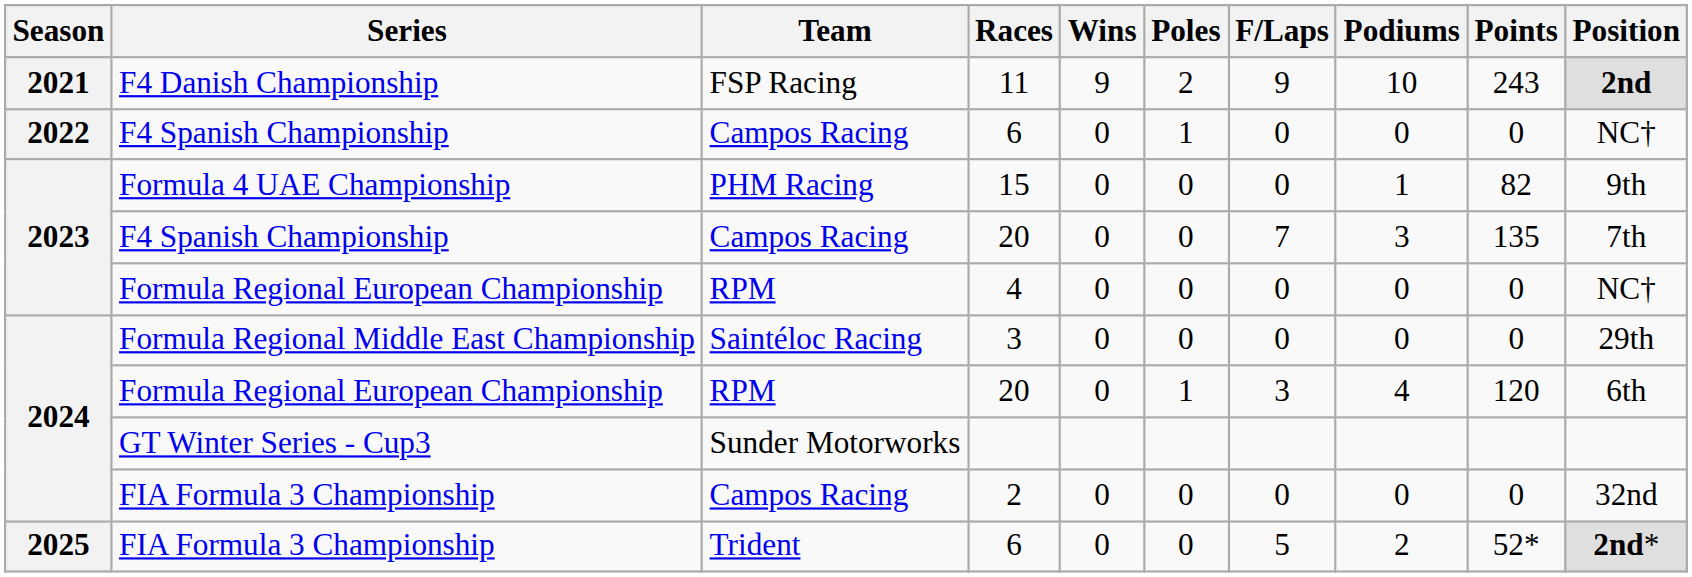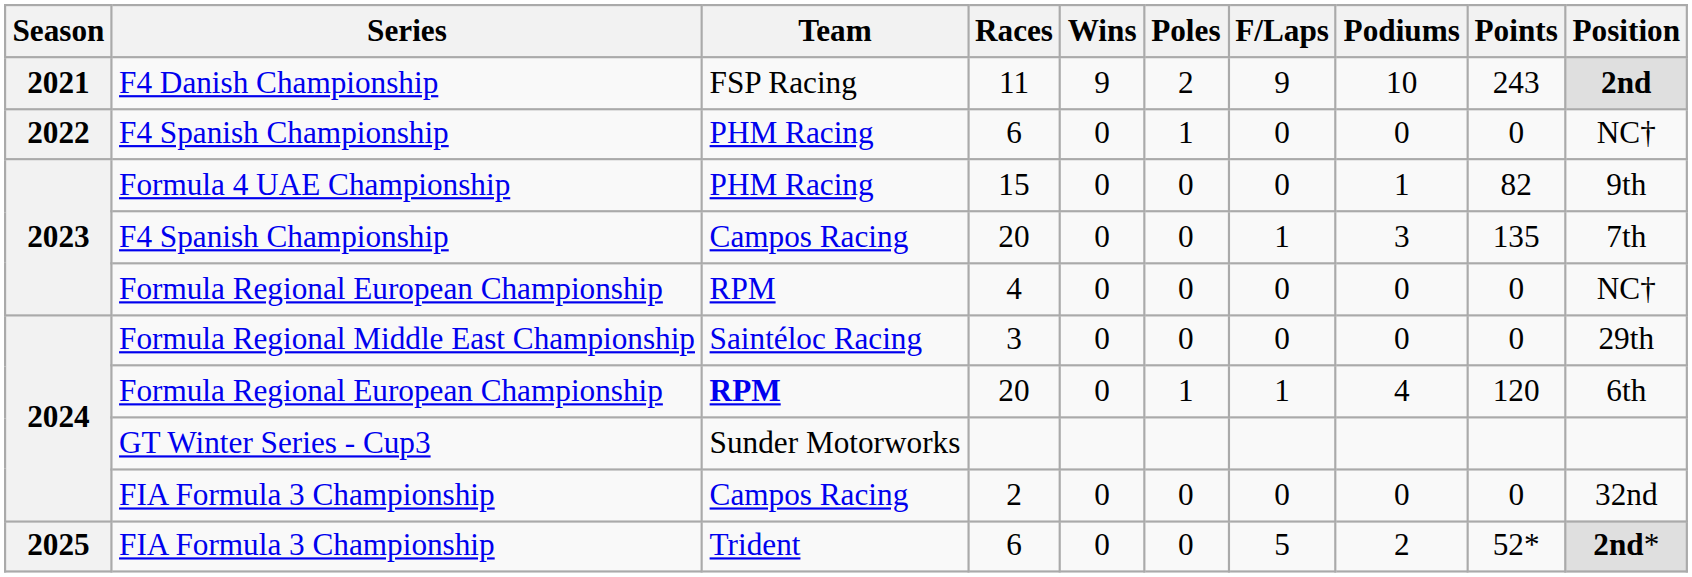(809, 133) Campos Racing -> (792, 133) PHM Racing
(1282, 236) 7 -> (1282, 236) 1
(743, 391) normal -> (745, 391) bold
(1282, 391) 3 -> (1282, 391) 1
